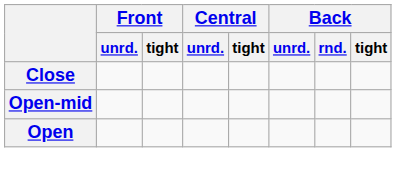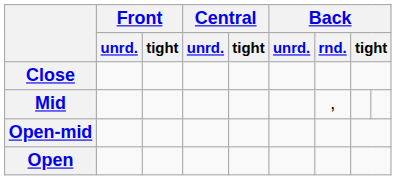+ row: (51, 103)
